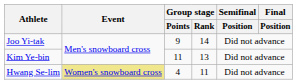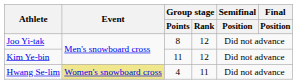(178, 42) 9 -> (178, 42) 8
(204, 42) 14 -> (204, 42) 12
(204, 57) 13 -> (204, 57) 12
